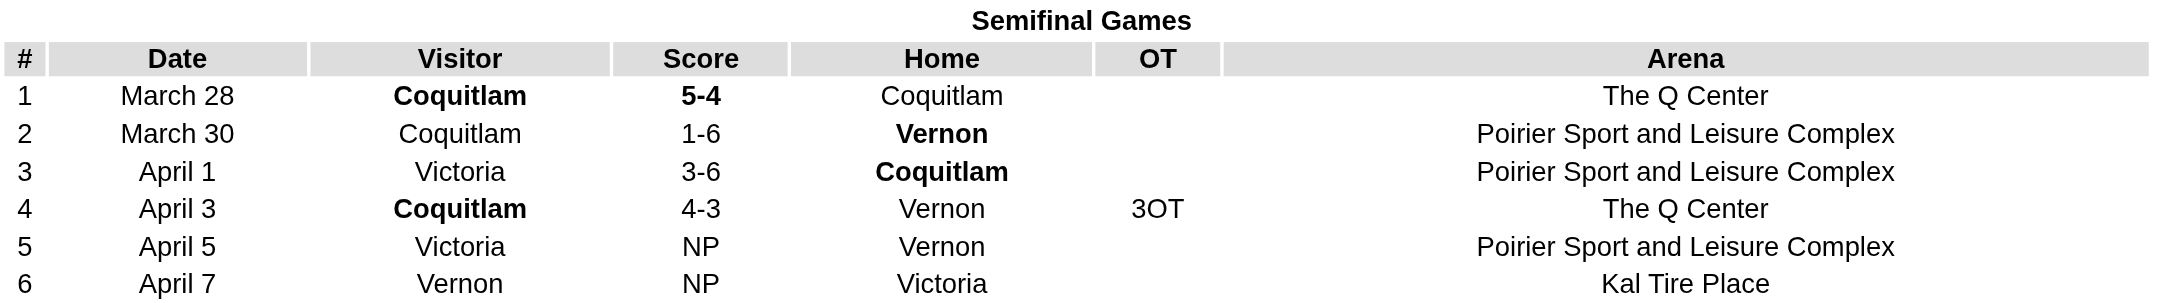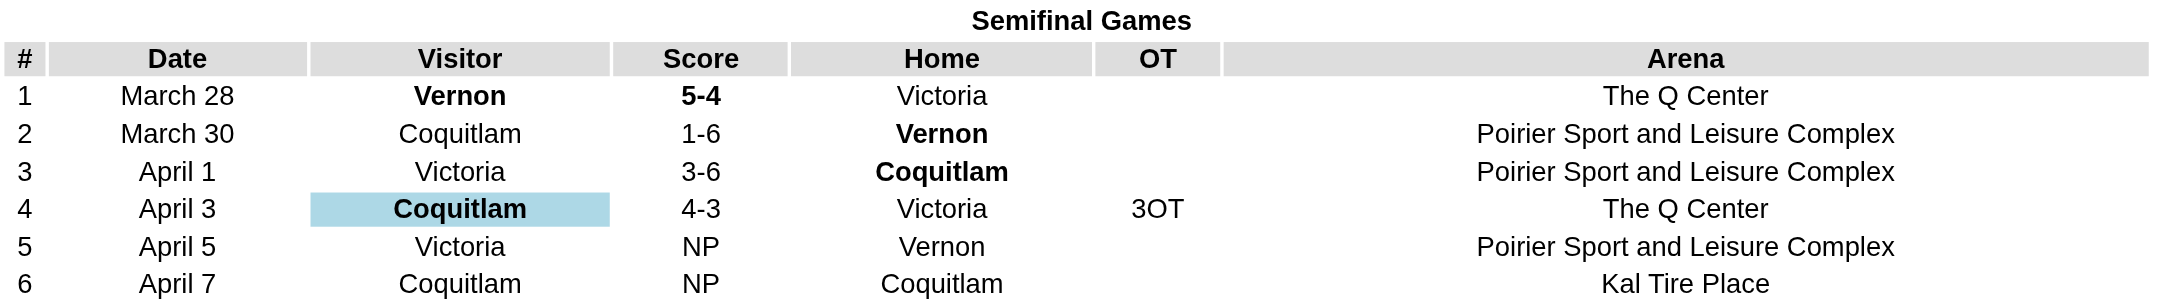(460, 96) Coquitlam -> (460, 96) Vernon
(942, 96) Coquitlam -> (942, 96) Victoria
(460, 209) no background -> (460, 209) lightblue background
(942, 209) Vernon -> (942, 209) Victoria
(460, 284) Vernon -> (460, 284) Coquitlam
(942, 284) Victoria -> (942, 284) Coquitlam
